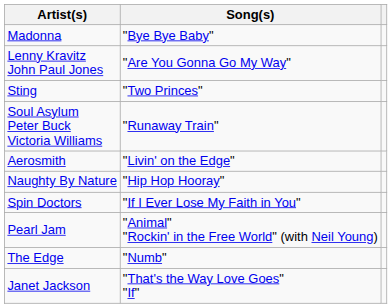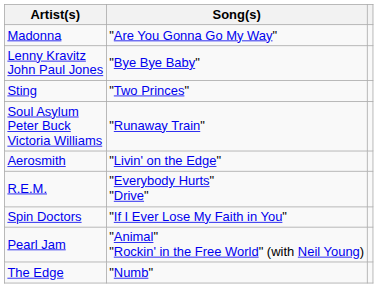(168, 35) "Bye Bye Baby" -> (193, 35) "Are You Gonna Go My Way"
(207, 63) "Are You Gonna Go My Way" -> (155, 63) "Bye Bye Baby"
- row: (62, 181)
+ row: (27, 189)
- row: (49, 285)
